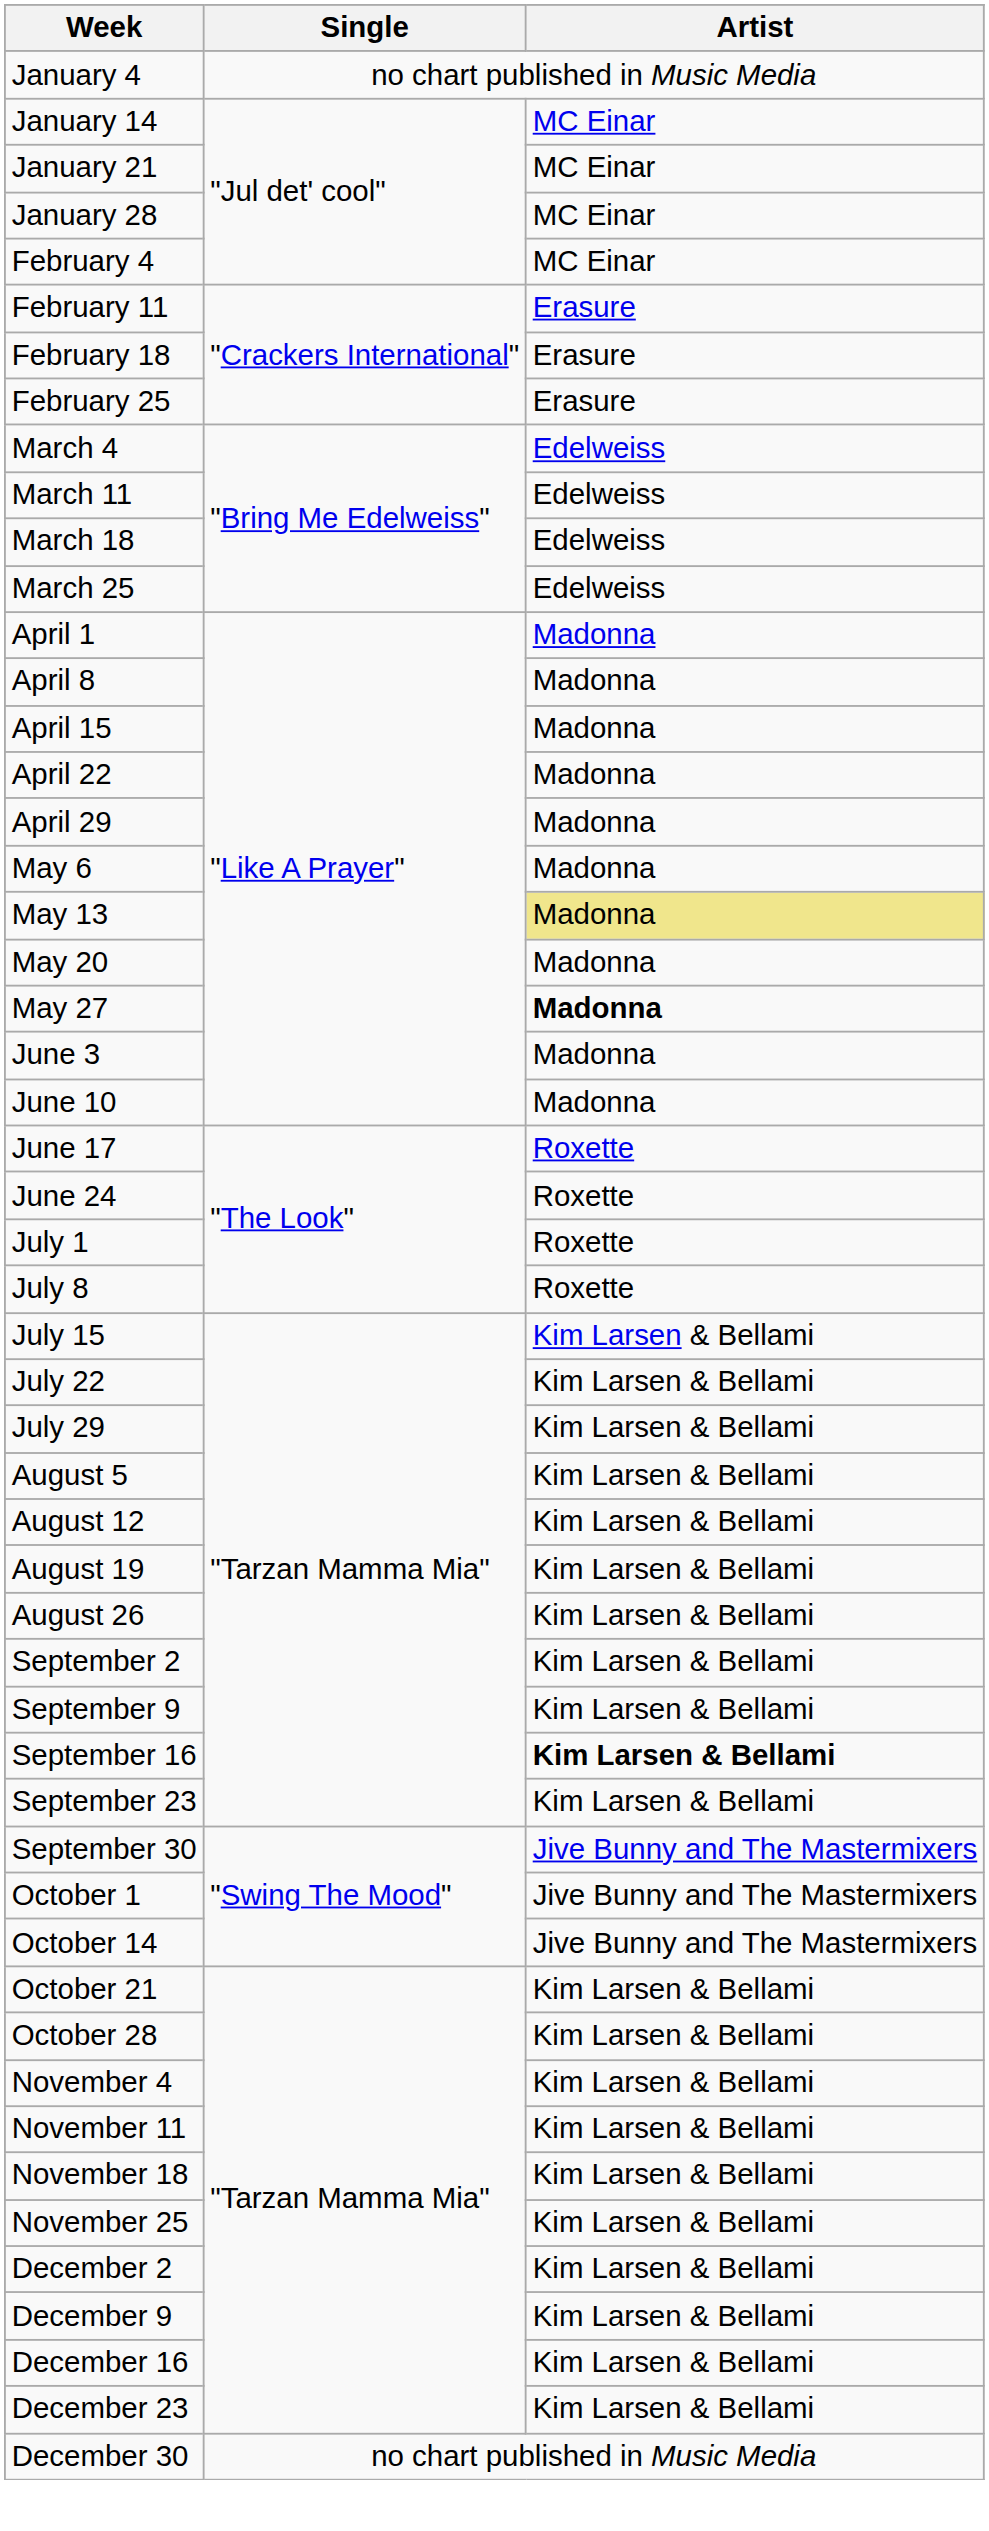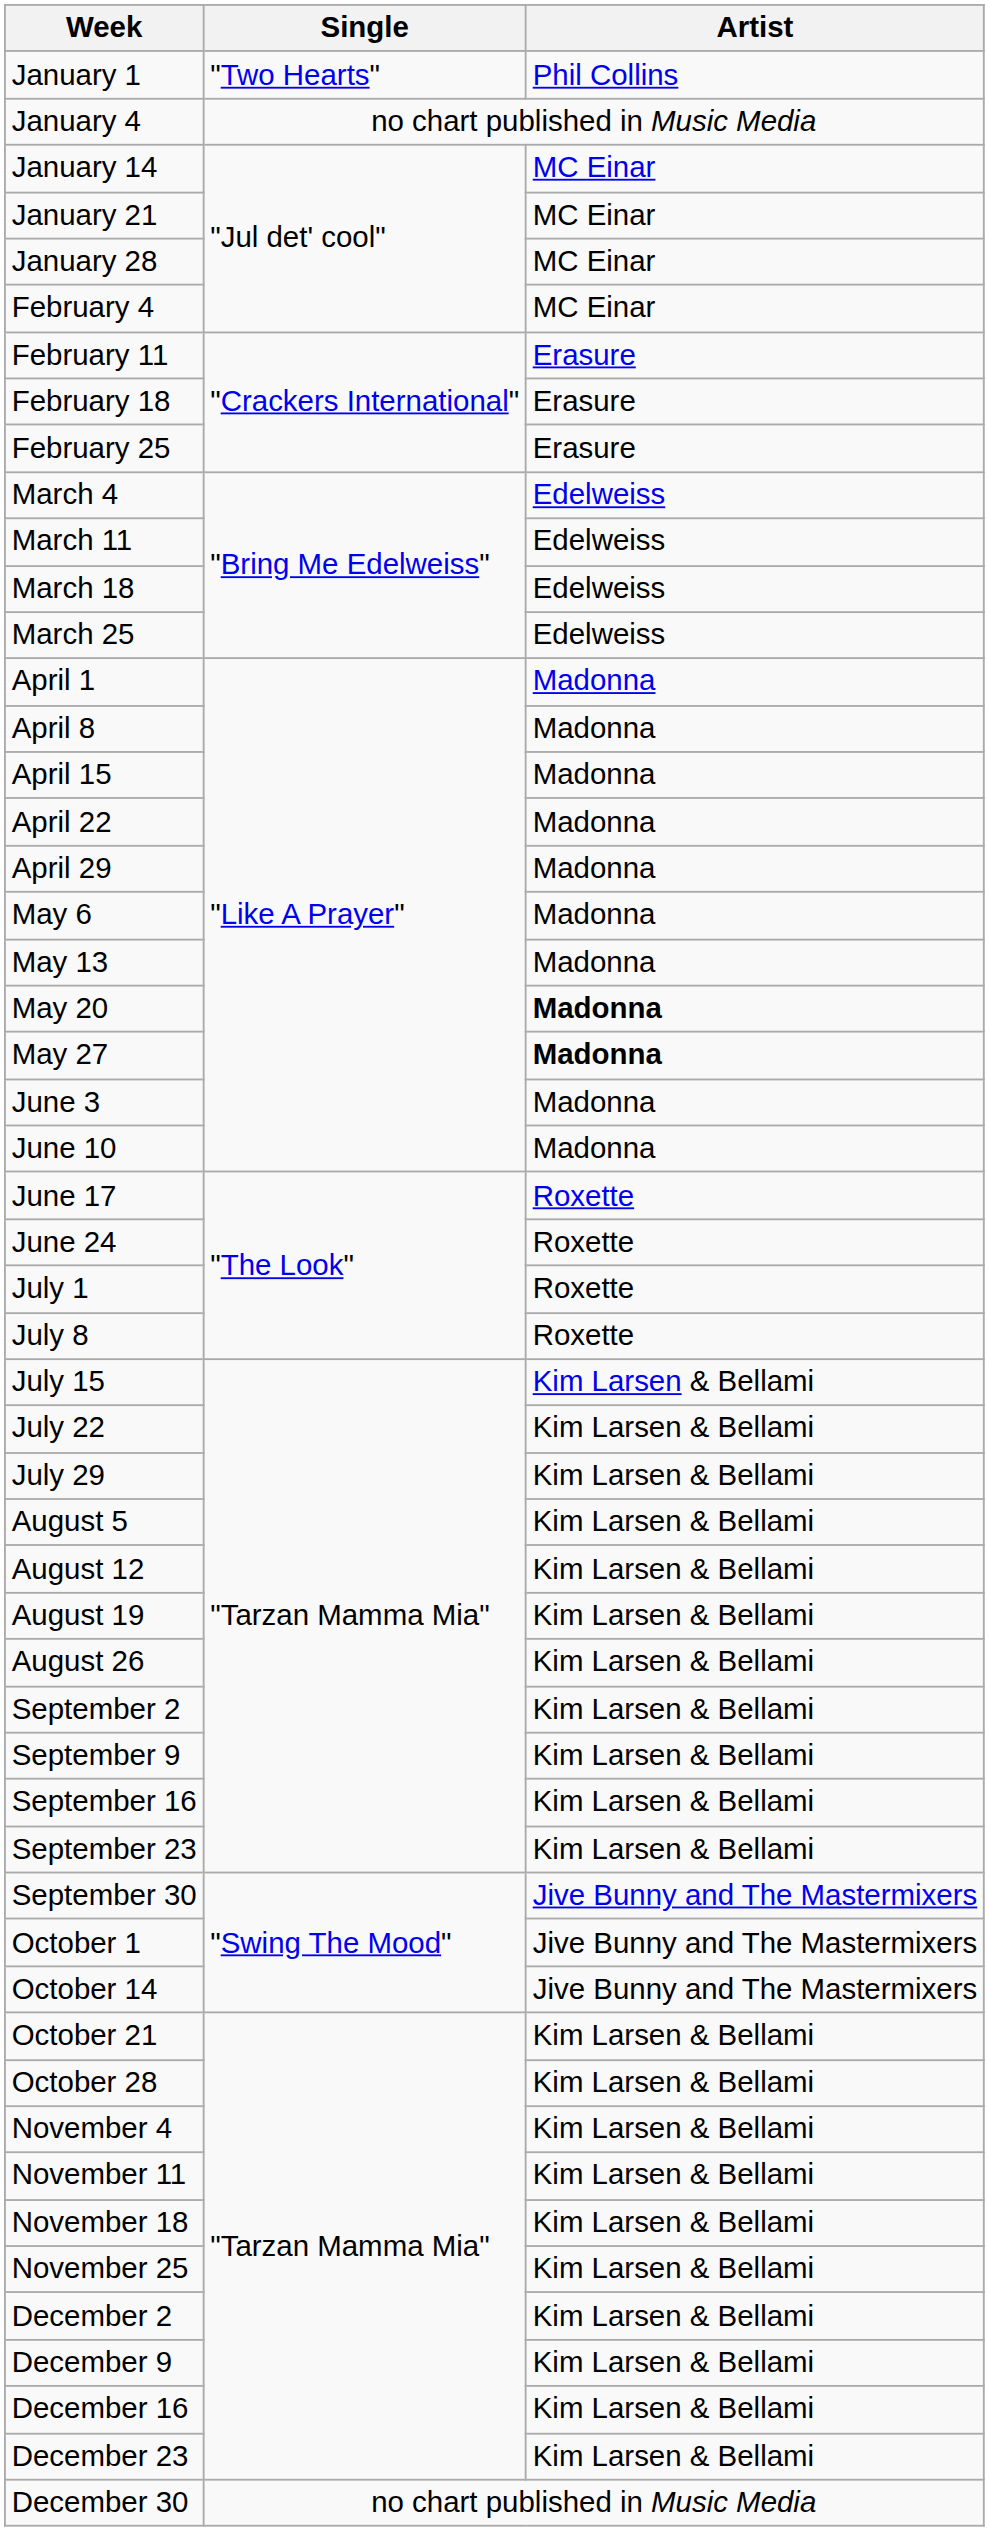+ row: (76, 74)
(594, 914) khaki background -> (594, 961) no background
(594, 961) normal -> (597, 1008) bold
(684, 1755) bold -> (673, 1802) normal
